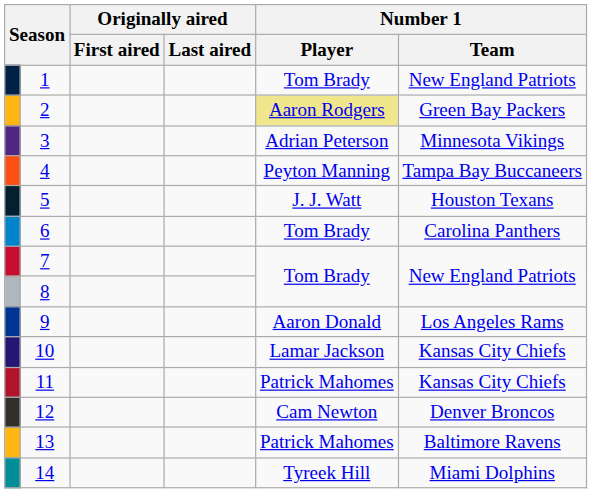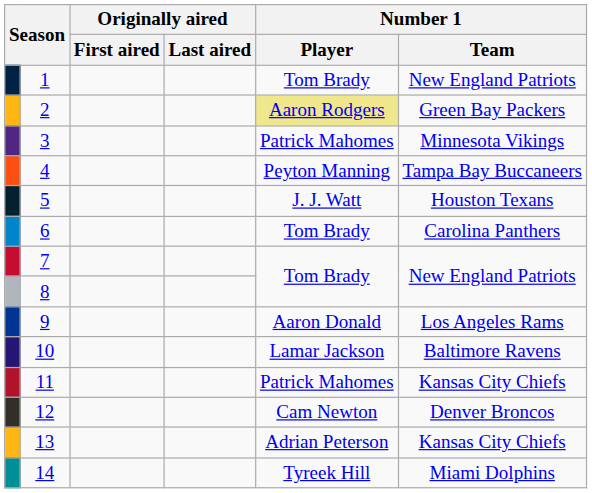(327, 140) Adrian Peterson -> (327, 140) Patrick Mahomes
(492, 351) Kansas City Chiefs -> (492, 351) Baltimore Ravens
(327, 442) Patrick Mahomes -> (327, 442) Adrian Peterson
(492, 442) Baltimore Ravens -> (492, 442) Kansas City Chiefs
